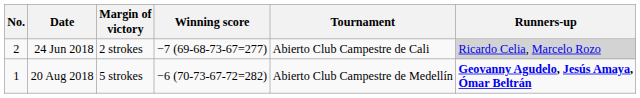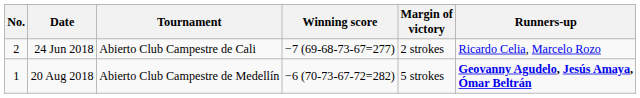columns swapped: (363, 21) <-> (125, 21)
(530, 49) lightgrey background -> (530, 49) no background
